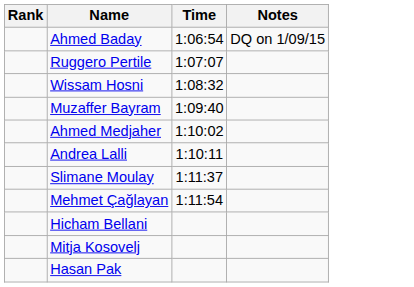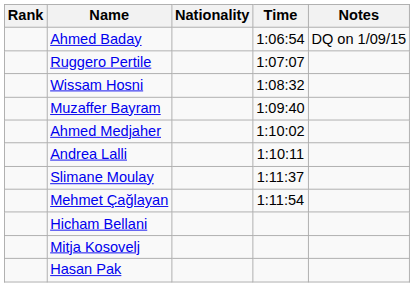+ column: (212, 16)
